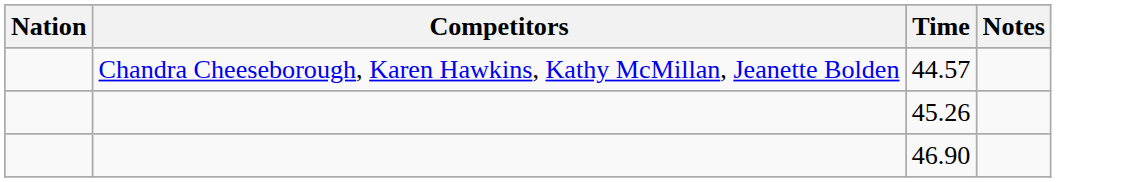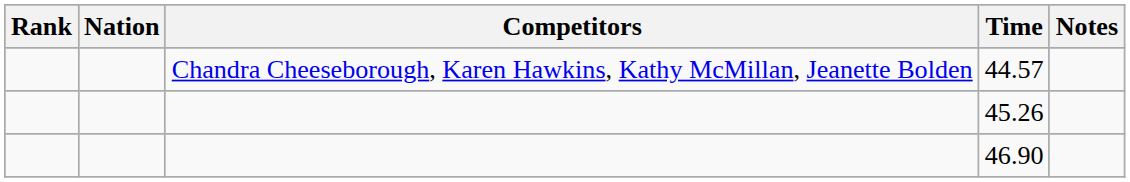+ column: (41, 26)
